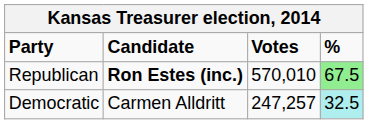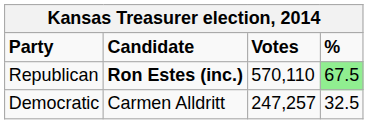(284, 75) 570,010 -> (283, 75) 570,110
(342, 103) paleturquoise background -> (342, 103) no background
